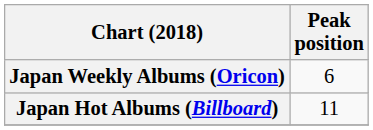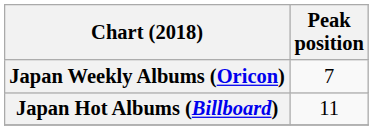(329, 76) 6 -> (329, 76) 7
